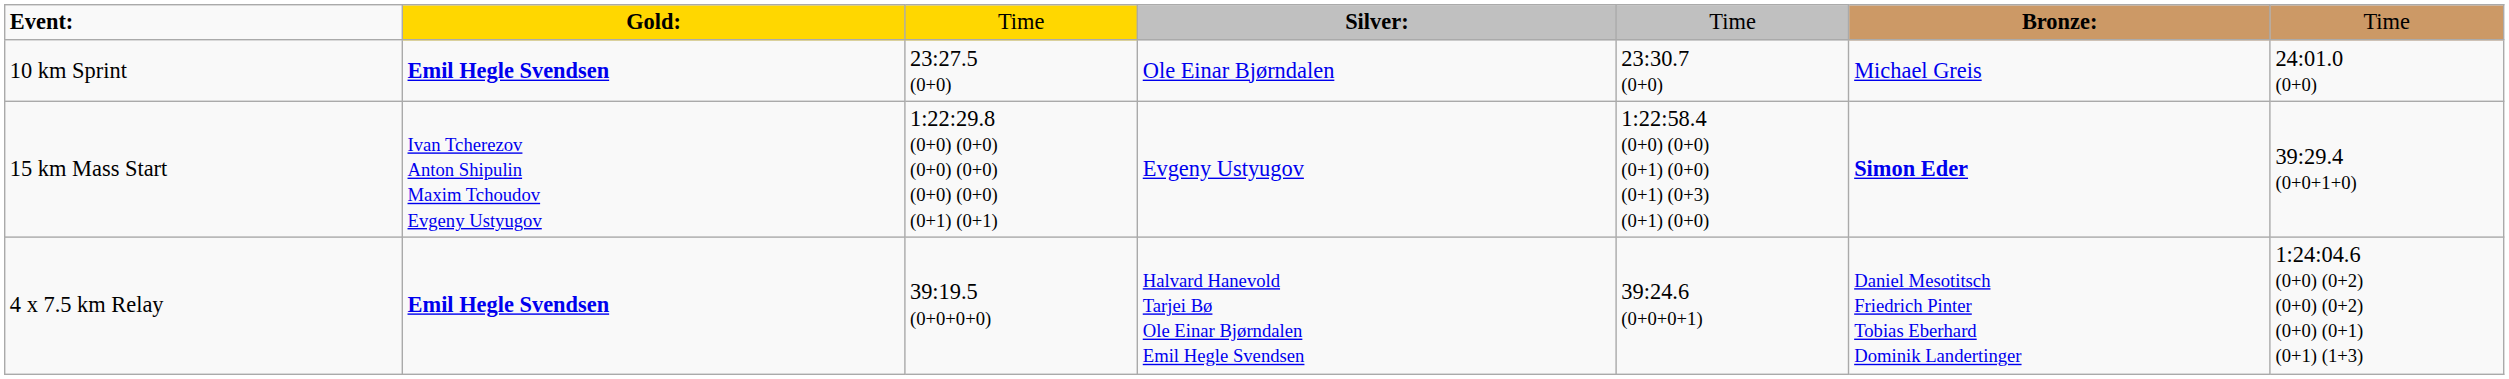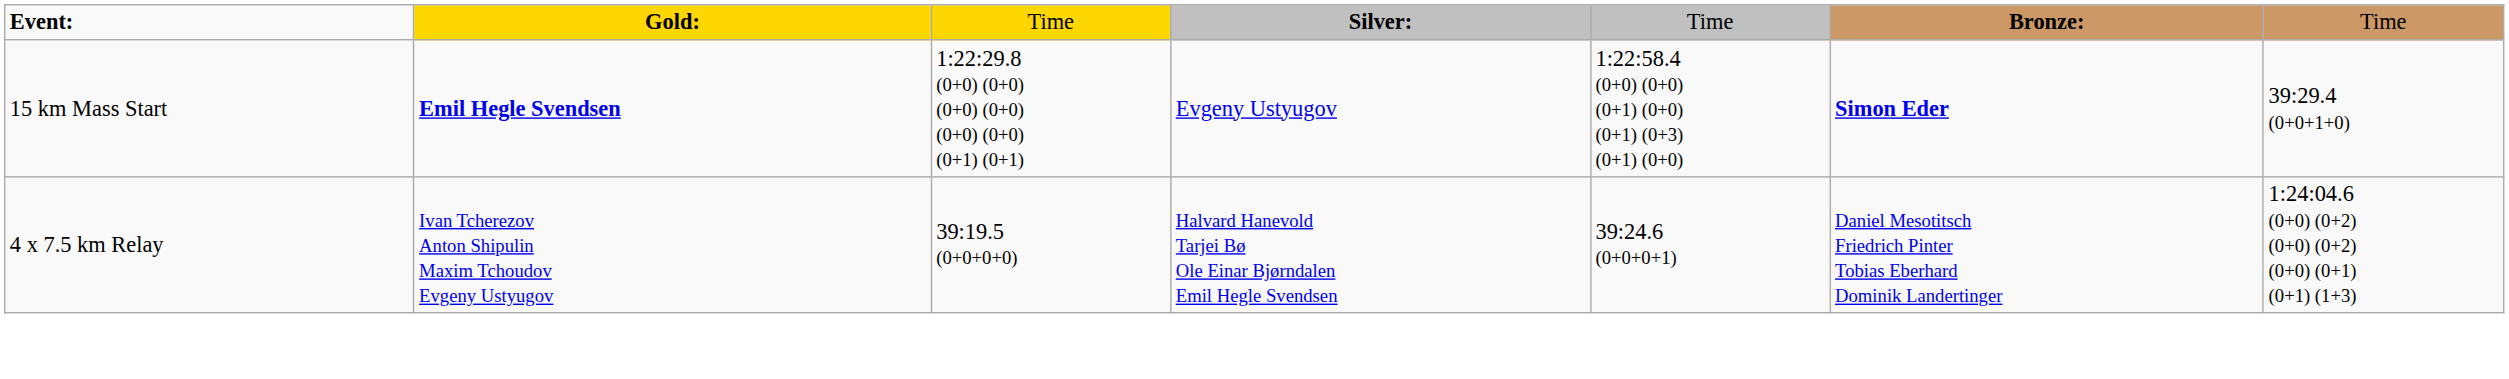- row: (68, 70)
(475, 182) Ivan Tcherezov Anton Shipulin Maxim Tchoudov Evgeny Ustyugov -> (520, 108) Emil Hegle Svendsen
(508, 305) Emil Hegle Svendsen -> (486, 258) Ivan Tcherezov Anton Shipulin Maxim Tchoudov Evgeny Ustyugov
